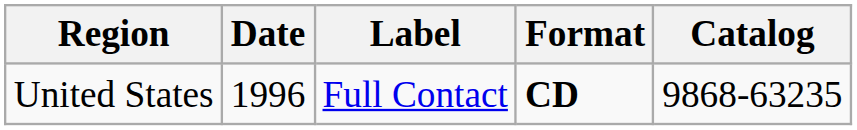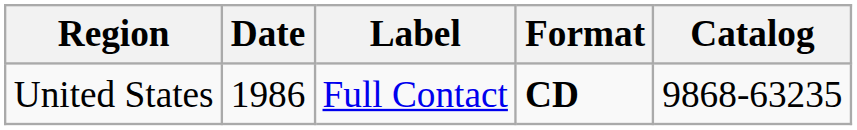(268, 93) 1996 -> (268, 93) 1986
